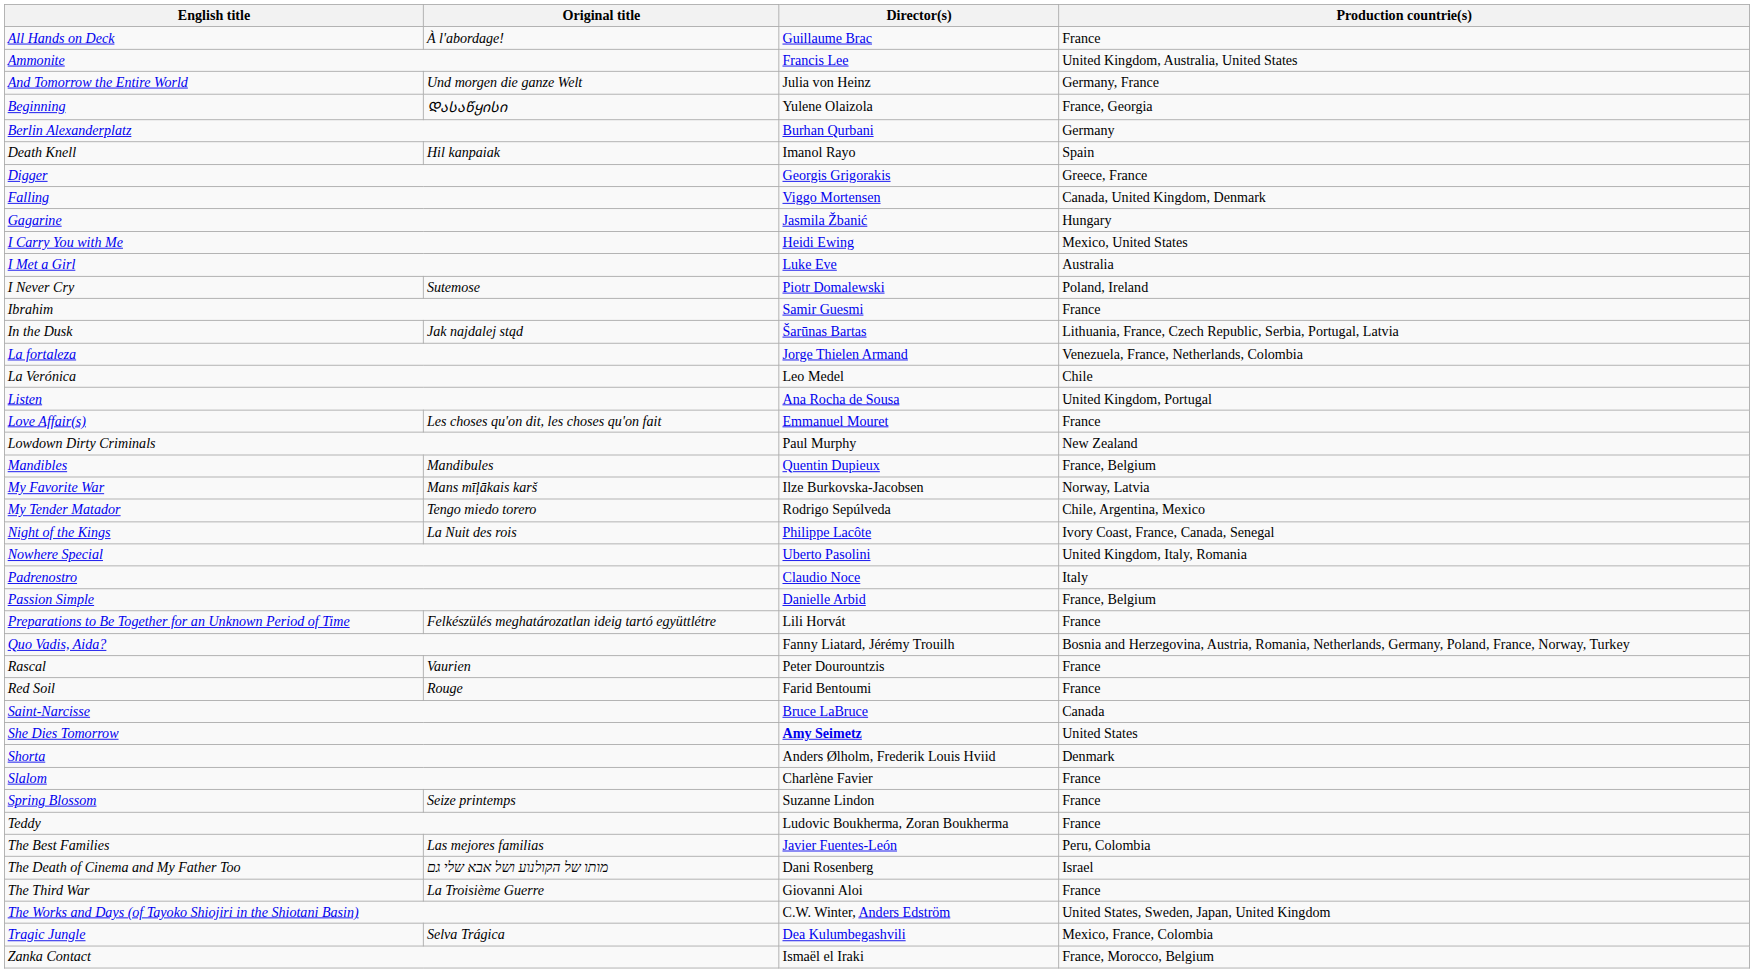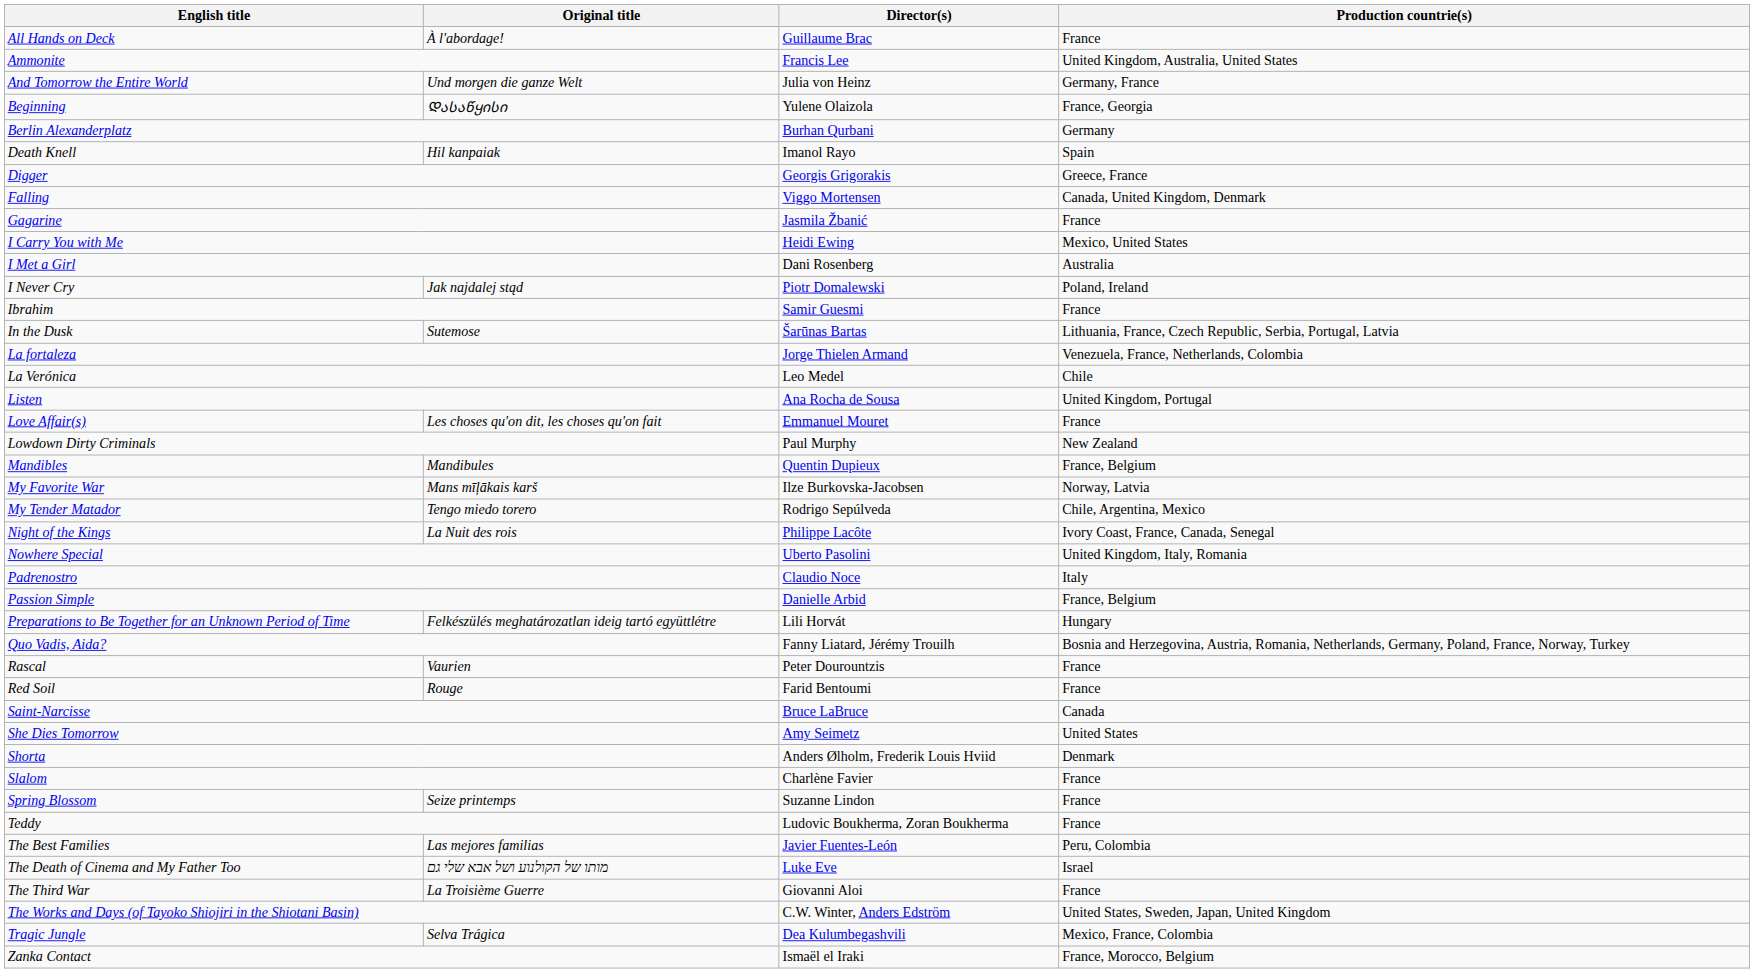(1087, 220) Hungary -> (1081, 220) France
(810, 264) Luke Eve -> (828, 264) Dani Rosenberg
(453, 287) Sutemose -> (475, 287) Jak najdalej stąd
(475, 331) Jak najdalej stąd -> (453, 331) Sutemose
(1081, 622) France -> (1087, 622) Hungary
(822, 733) bold -> (821, 733) normal
(828, 867) Dani Rosenberg -> (810, 867) Luke Eve
